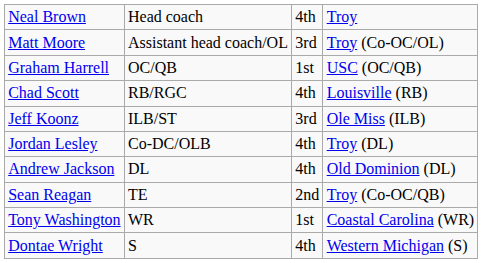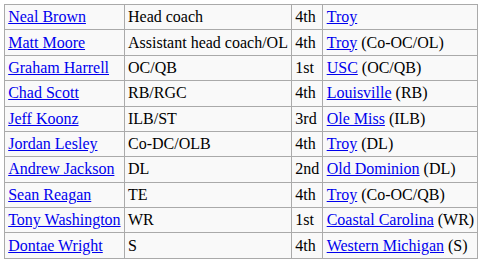(306, 42) 3rd -> (306, 42) 4th
(306, 169) 4th -> (307, 169) 2nd
(307, 194) 2nd -> (306, 194) 4th
